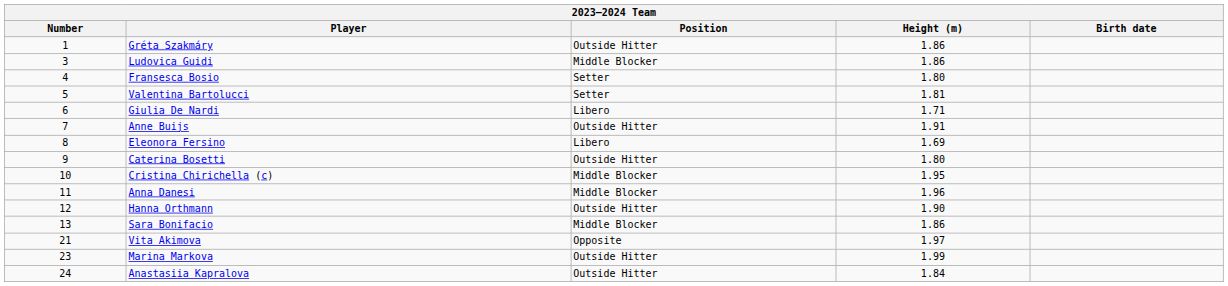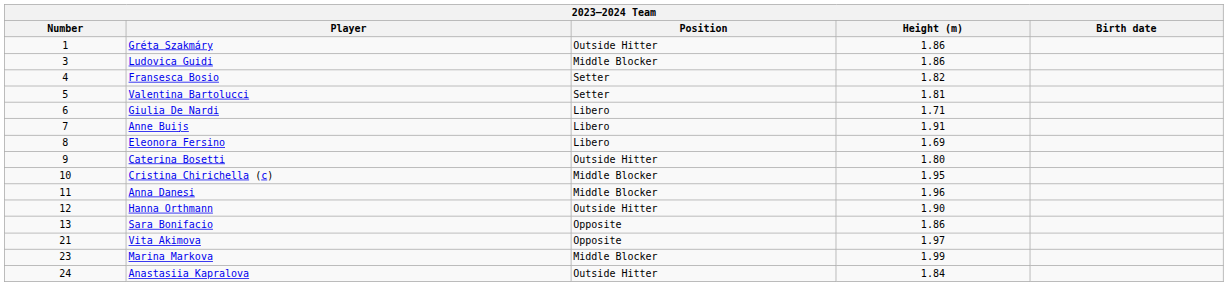(933, 78) 1.80 -> (933, 78) 1.82
(615, 127) Outside Hitter -> (591, 127) Libero
(615, 225) Middle Blocker -> (597, 225) Opposite
(615, 257) Outside Hitter -> (615, 257) Middle Blocker
